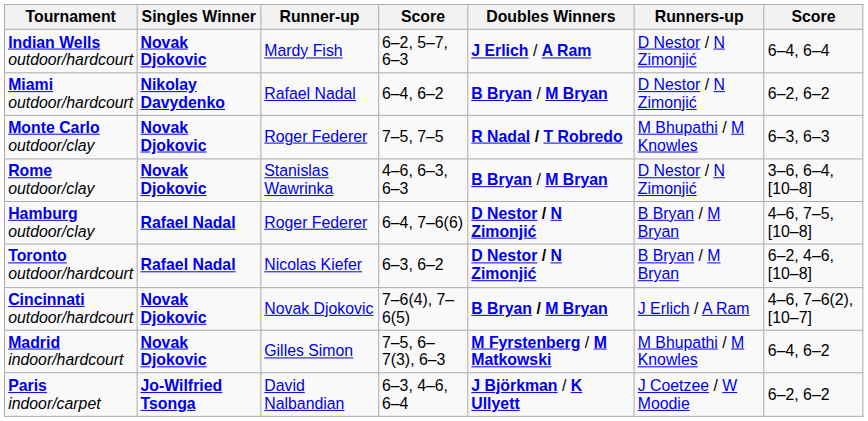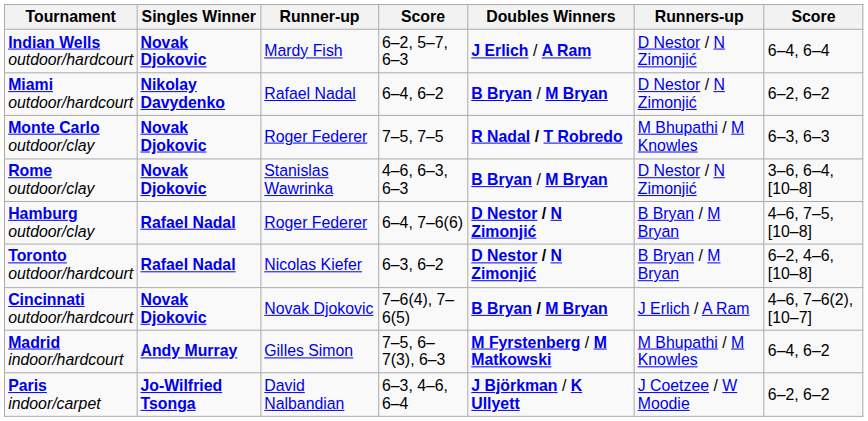(174, 351) Novak Djokovic -> (189, 351) Andy Murray
